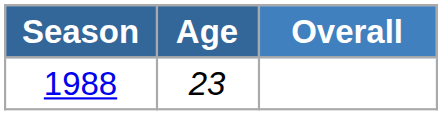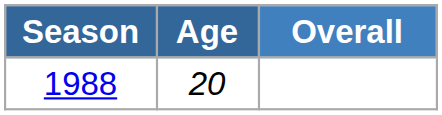(207, 84) 23 -> (207, 84) 20
